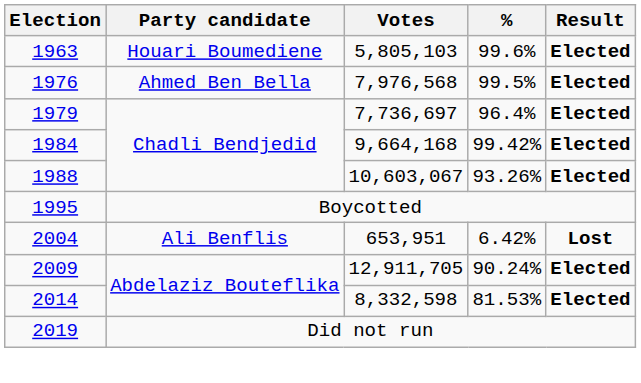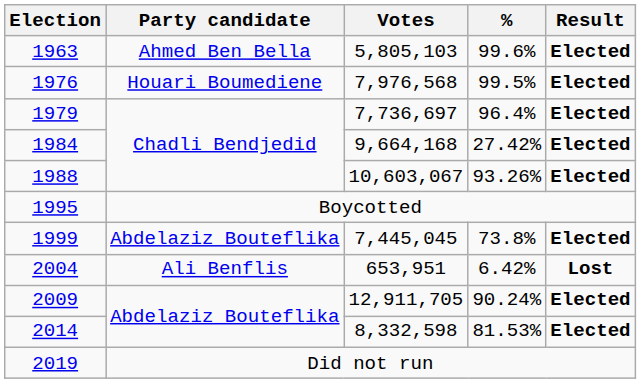(225, 51) Houari Boumediene -> (225, 51) Ahmed Ben Bella
(225, 83) Ahmed Ben Bella -> (225, 83) Houari Boumediene
(507, 145) 99.42% -> (507, 145) 27.42%
+ row: (55, 238)
